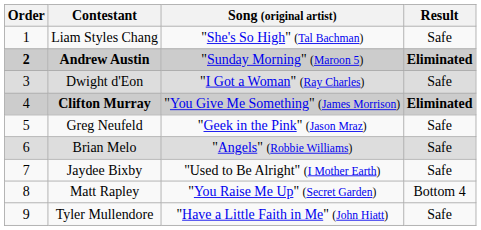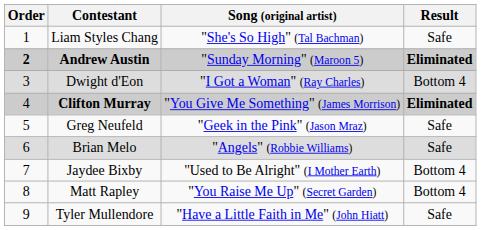(440, 81) Safe -> (440, 81) Bottom 4
(440, 170) Safe -> (440, 170) Bottom 4
